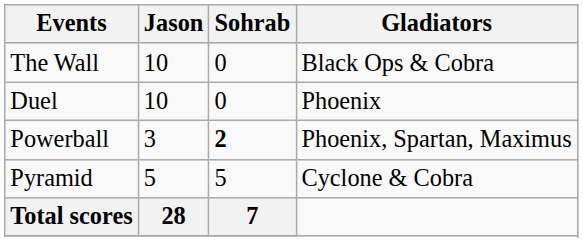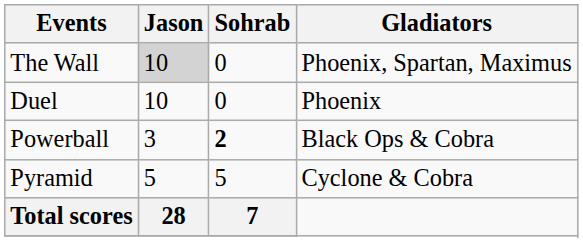(156, 62) no background -> (156, 62) lightgrey background
(398, 62) Black Ops & Cobra -> (437, 62) Phoenix, Spartan, Maximus
(437, 139) Phoenix, Spartan, Maximus -> (398, 139) Black Ops & Cobra
